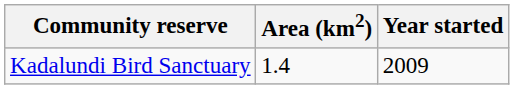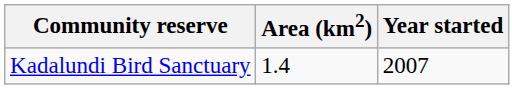(406, 65) 2009 -> (406, 65) 2007
